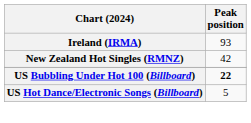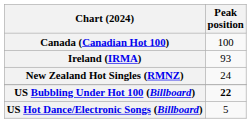+ row: (105, 42)
(226, 59) 42 -> (226, 76) 24
